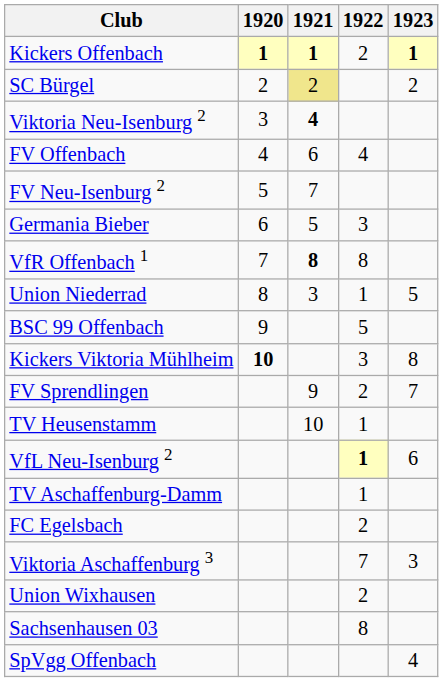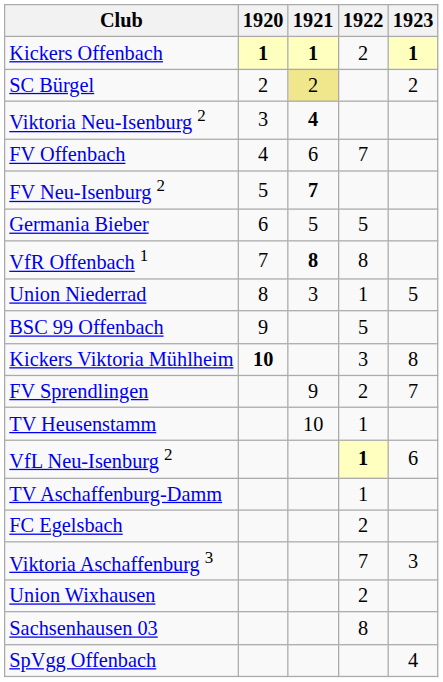(363, 155) 4 -> (363, 155) 7
(313, 189) normal -> (313, 189) bold
(363, 224) 3 -> (363, 224) 5
